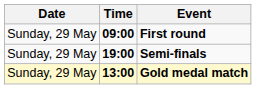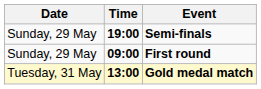rows swapped: (173, 34) <-> (173, 53)
(52, 73) Sunday, 29 May -> (54, 73) Tuesday, 31 May
